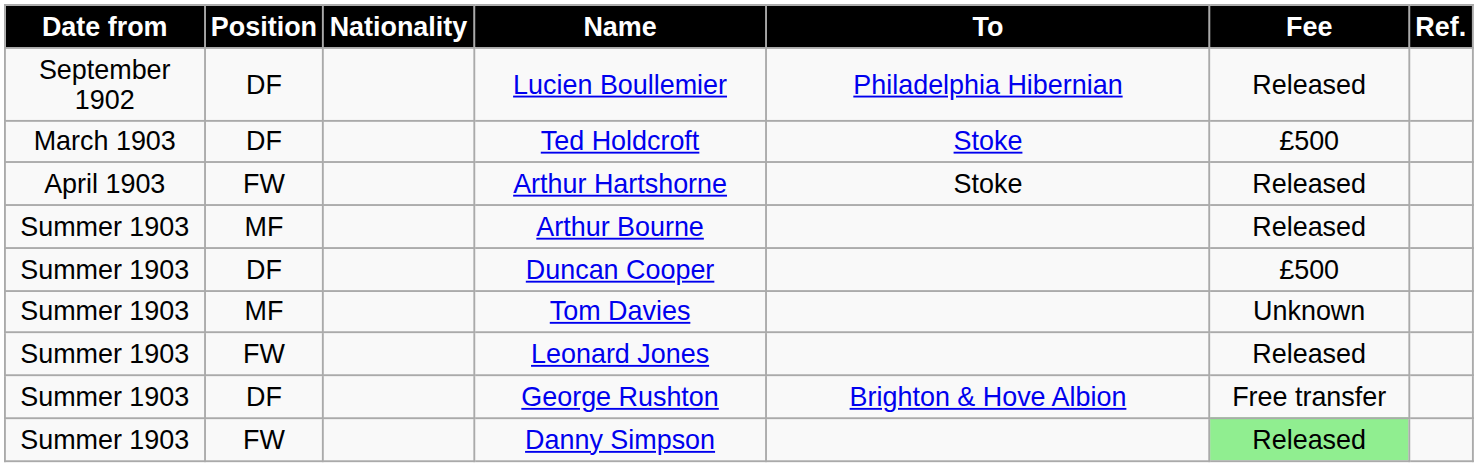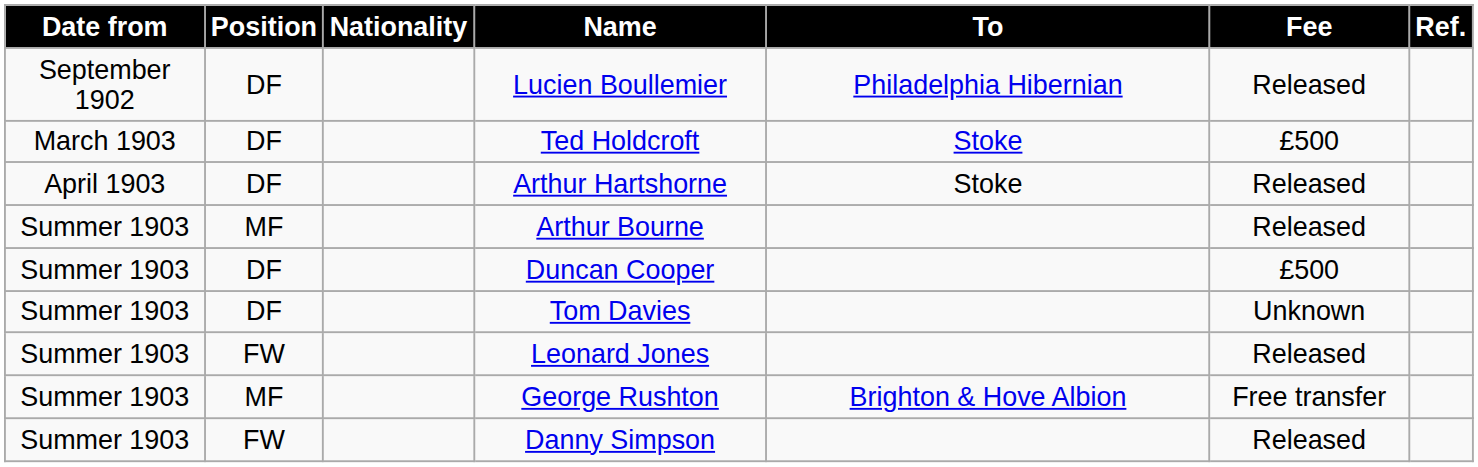(264, 184) FW -> (264, 184) DF
(264, 312) MF -> (264, 312) DF
(264, 397) DF -> (264, 397) MF
(1309, 439) lightgreen background -> (1309, 439) no background
